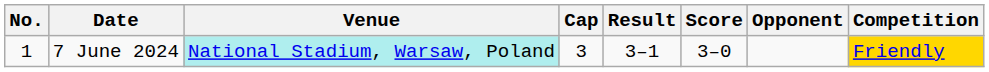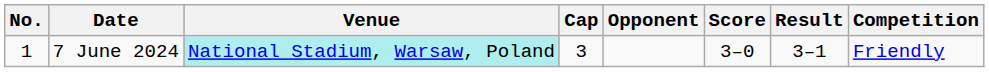columns swapped: (798, 20) <-> (642, 20)
(899, 51) gold background -> (899, 51) no background
